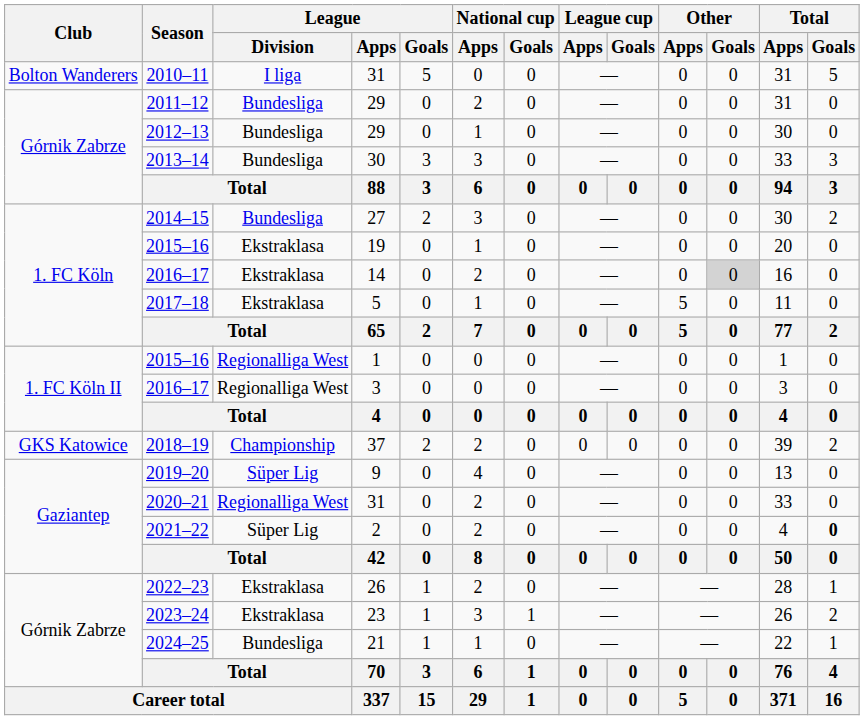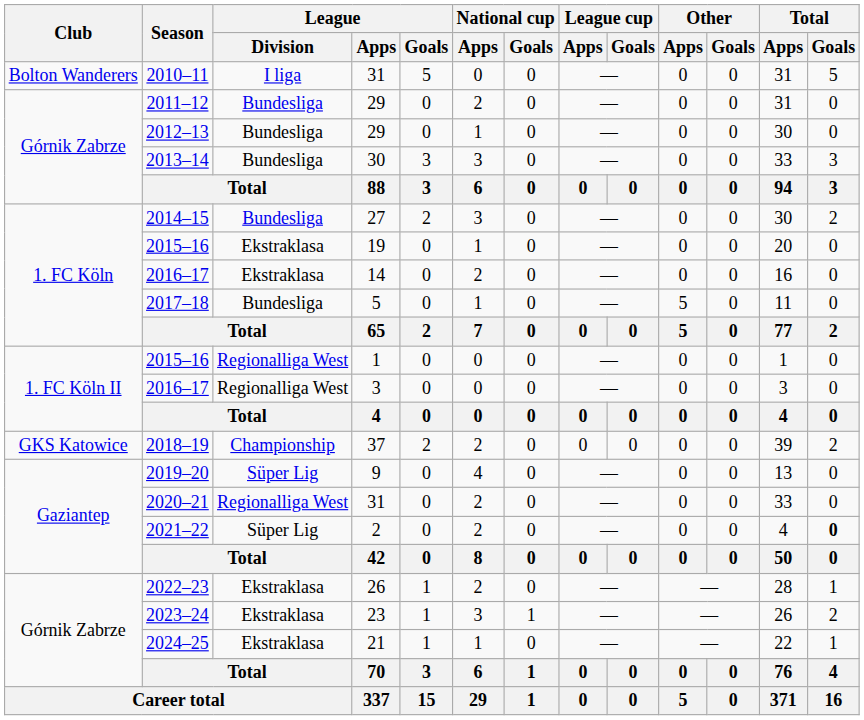(733, 274) lightgrey background -> (733, 274) no background
(283, 302) Ekstraklasa -> (283, 302) Bundesliga
(283, 643) Bundesliga -> (283, 643) Ekstraklasa
